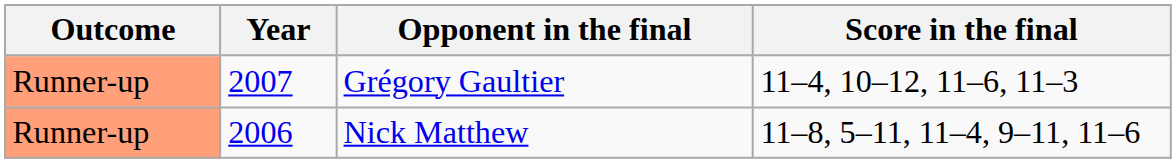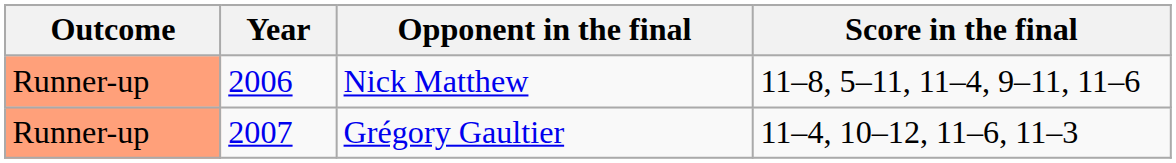rows swapped: (436, 132) <-> (454, 81)
